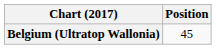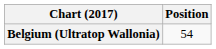(187, 34) 45 -> (187, 34) 54
